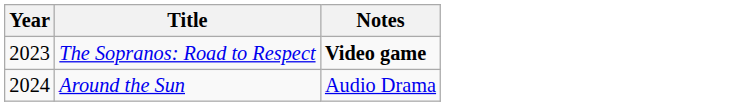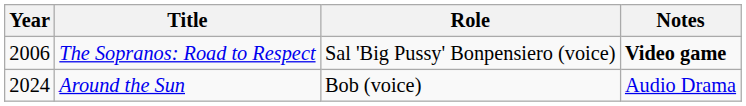+ column: (470, 20)
(30, 52) 2023 -> (30, 52) 2006
